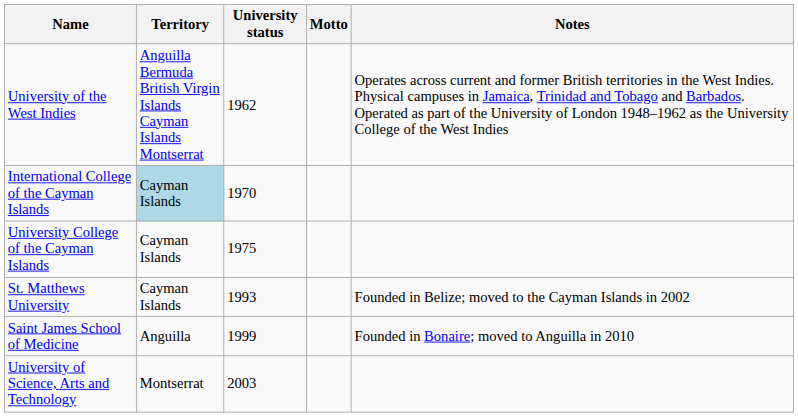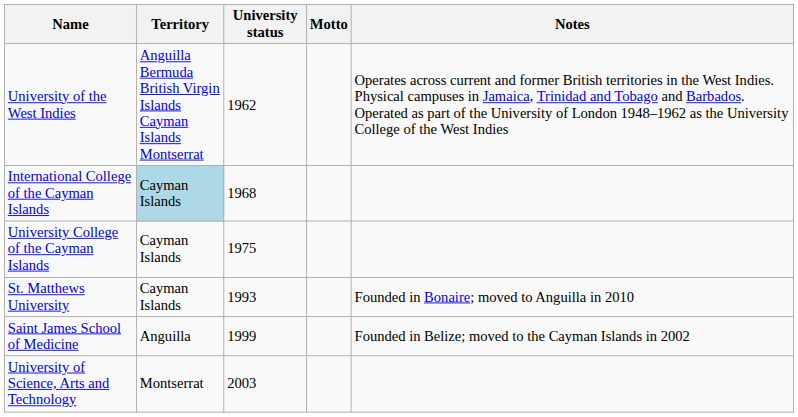(242, 193) 1970 -> (242, 193) 1968
(522, 296) Founded in Belize; moved to the Cayman Islands in 2002 -> (494, 296) Founded in Bonaire; moved to Anguilla in 2010
(494, 336) Founded in Bonaire; moved to Anguilla in 2010 -> (522, 336) Founded in Belize; moved to the Cayman Islands in 2002
